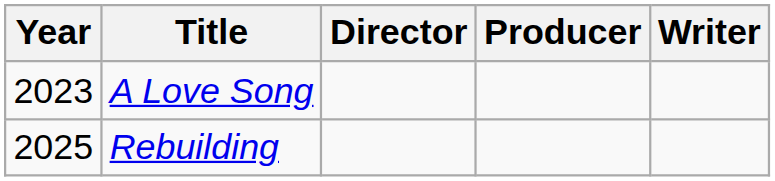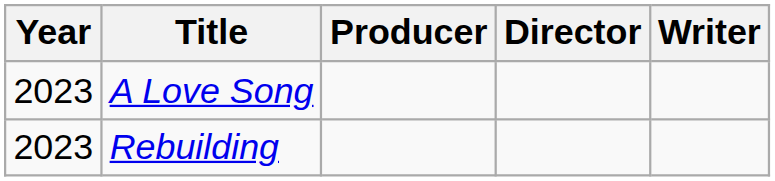columns swapped: (399, 32) <-> (563, 32)
(53, 146) 2025 -> (53, 146) 2023
